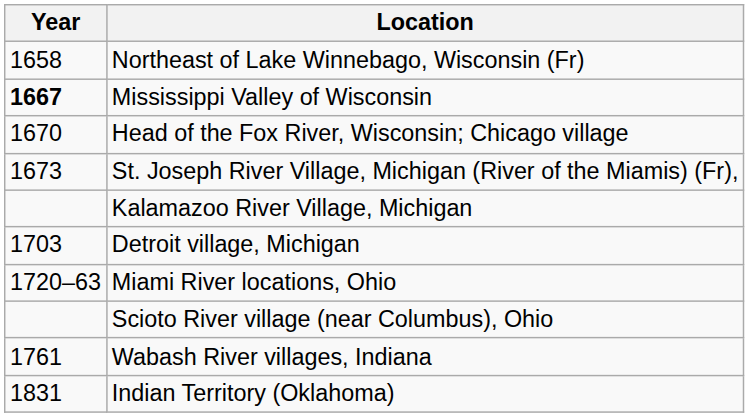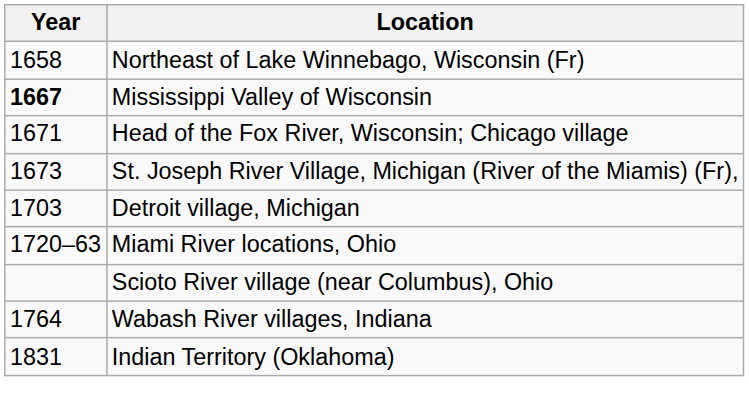(36, 134) 1670 -> (36, 134) 1671
- row: (292, 208)
(36, 356) 1761 -> (36, 319) 1764
